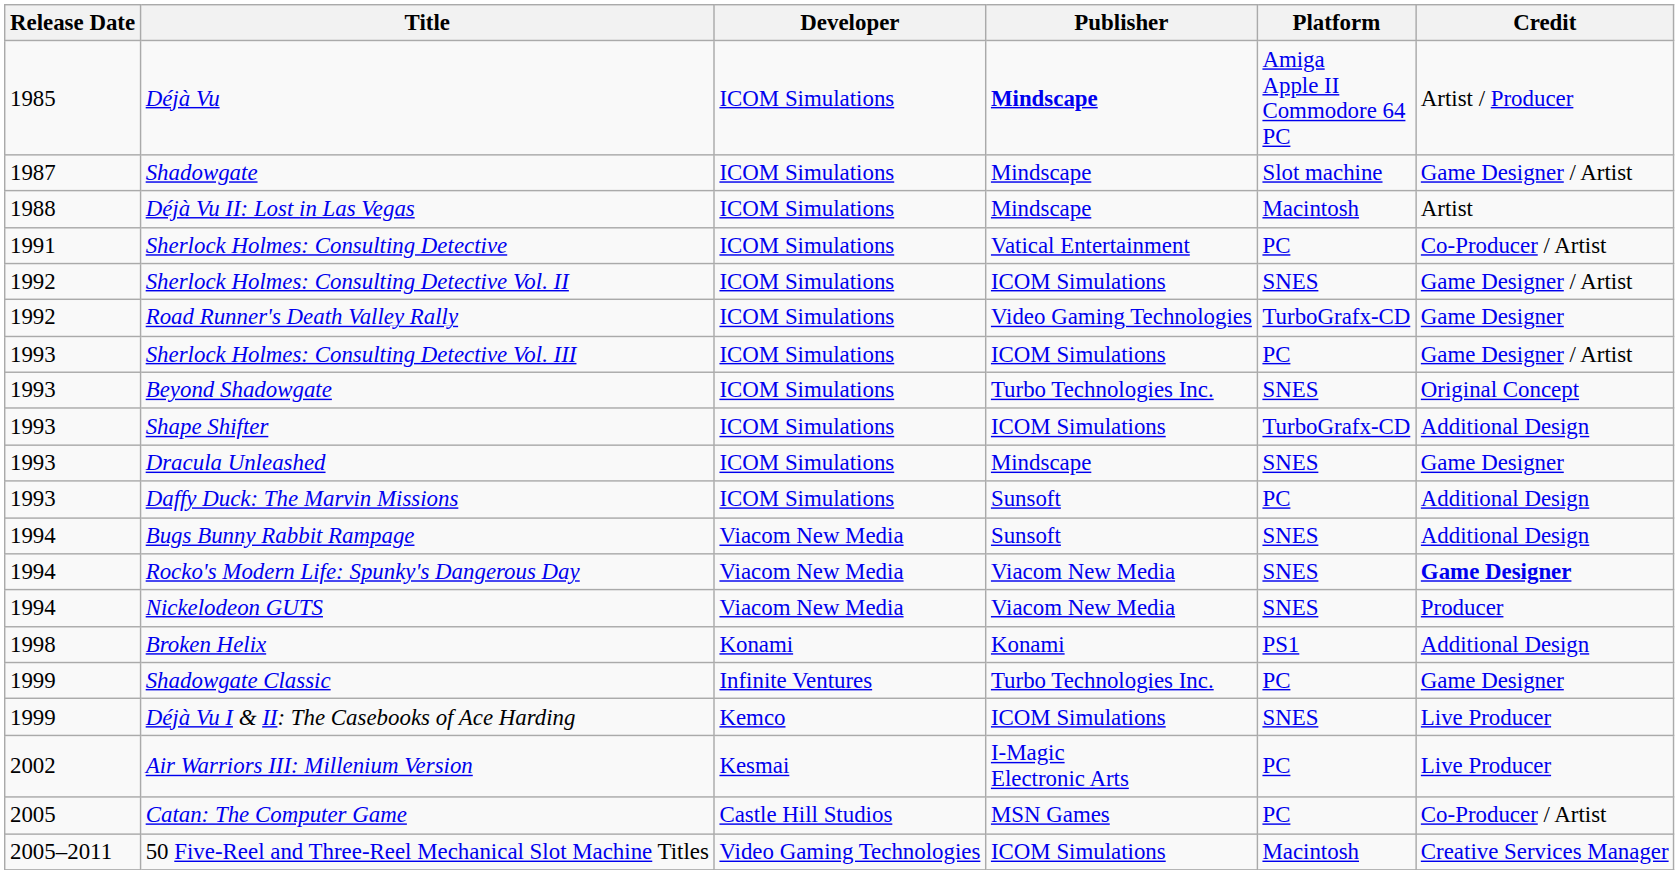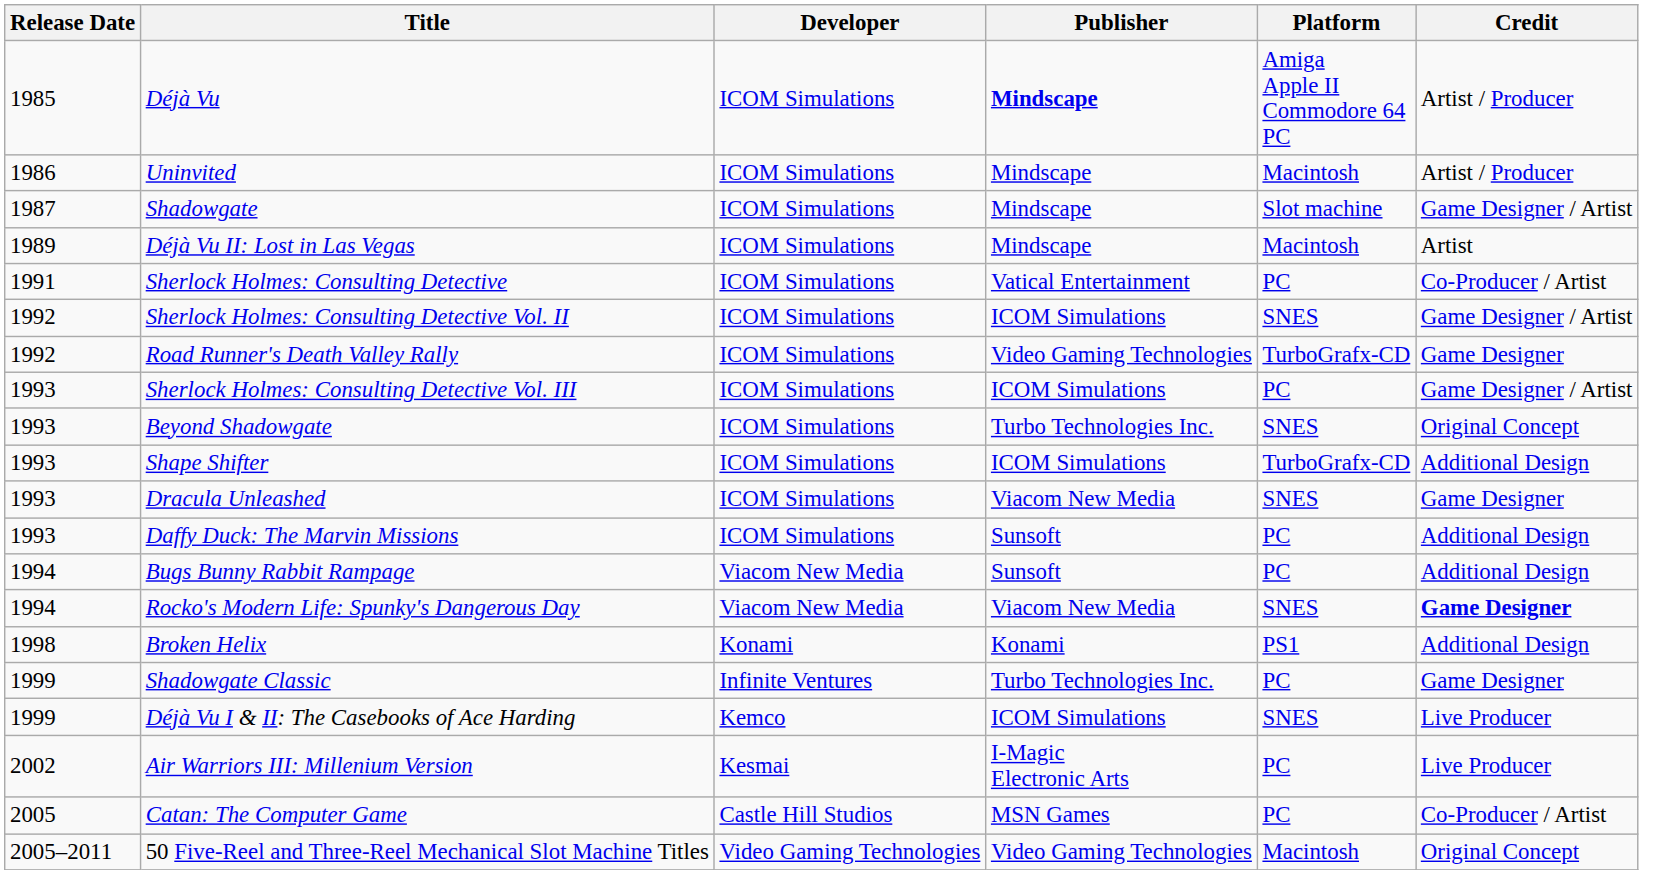+ row: (191, 172)
(33, 208) 1988 -> (33, 245) 1989
(1041, 462) Mindscape -> (1083, 499) Viacom New Media
(1290, 535) SNES -> (1276, 571) PC
- row: (234, 607)
(1078, 851) ICOM Simulations -> (1121, 851) Video Gaming Technologies
(1545, 851) Creative Services Manager -> (1500, 851) Original Concept
